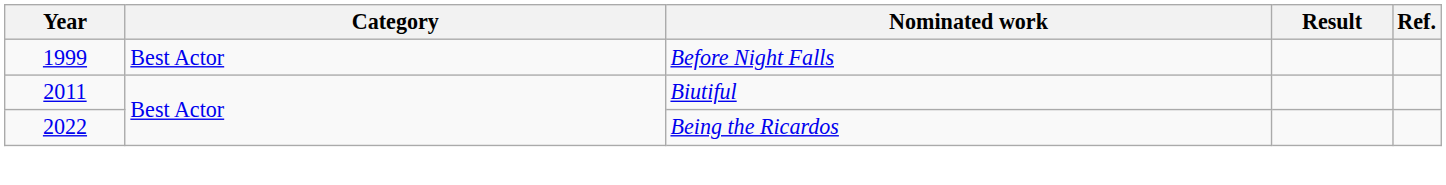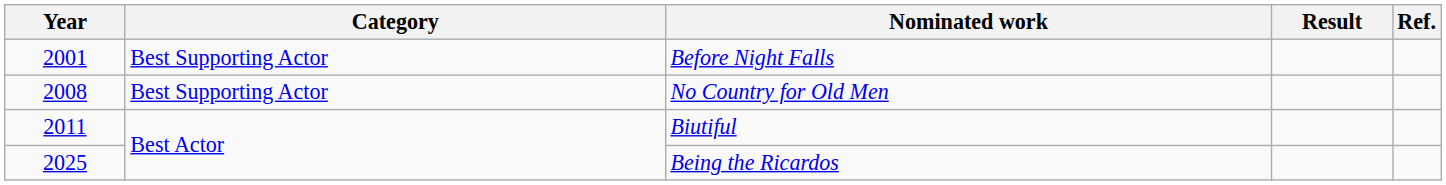(65, 57) 1999 -> (65, 57) 2001
(177, 57) Best Actor -> (229, 57) Best Supporting Actor
+ row: (780, 92)
(65, 127) 2022 -> (65, 162) 2025
